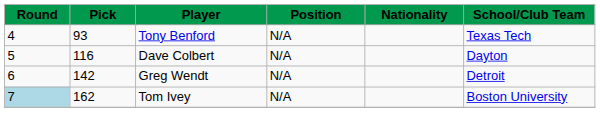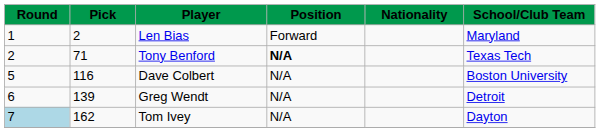+ row: (164, 35)
(11, 35) 4 -> (11, 55) 2
(80, 35) 93 -> (80, 55) 71
(281, 35) normal -> (281, 55) bold
(487, 55) Dayton -> (517, 76) Boston University
(84, 76) 142 -> (84, 96) 139
(517, 96) Boston University -> (487, 117) Dayton
